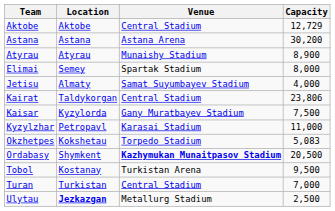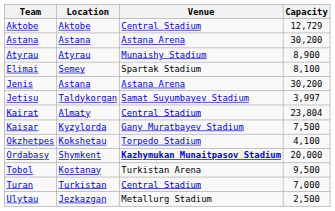(306, 69) 8,000 -> (306, 69) 8,100
+ row: (20, 84)
(75, 84) Almaty -> (88, 98) Taldykorgan
(306, 84) 4,000 -> (306, 98) 3,997
(88, 98) Taldykorgan -> (75, 112) Almaty
(306, 98) 23,806 -> (306, 112) 23,804
- row: (30, 127)
(306, 141) 5,083 -> (306, 141) 4,100
(306, 156) 20,500 -> (306, 156) 20,000
(83, 199) bold -> (83, 199) normal
